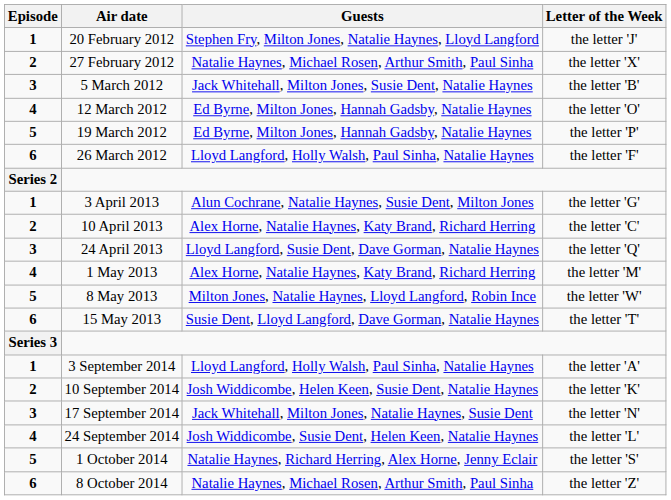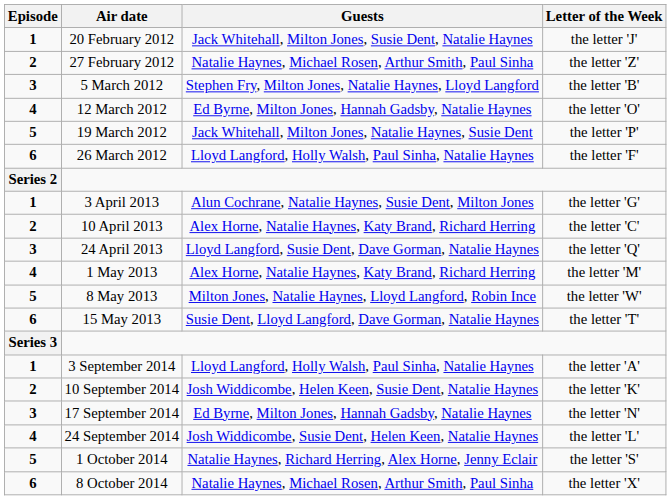(362, 39) Stephen Fry, Milton Jones, Natalie Haynes, Lloyd Langford -> (362, 39) Jack Whitehall, Milton Jones, Susie Dent, Natalie Haynes
(604, 62) the letter 'X' -> (604, 62) the letter 'Z'
(362, 86) Jack Whitehall, Milton Jones, Susie Dent, Natalie Haynes -> (362, 86) Stephen Fry, Milton Jones, Natalie Haynes, Lloyd Langford
(362, 132) Ed Byrne, Milton Jones, Hannah Gadsby, Natalie Haynes -> (362, 132) Jack Whitehall, Milton Jones, Natalie Haynes, Susie Dent
(362, 413) Jack Whitehall, Milton Jones, Natalie Haynes, Susie Dent -> (362, 413) Ed Byrne, Milton Jones, Hannah Gadsby, Natalie Haynes
(604, 483) the letter 'Z' -> (604, 483) the letter 'X'
